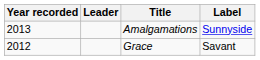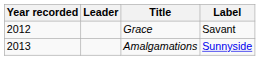rows swapped: (138, 47) <-> (160, 30)
